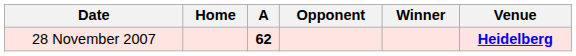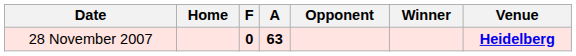+ column: (249, 16)
(263, 39) 62 -> (275, 39) 63
